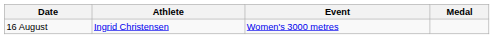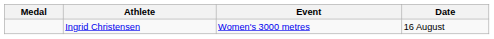columns swapped: (460, 12) <-> (48, 12)
